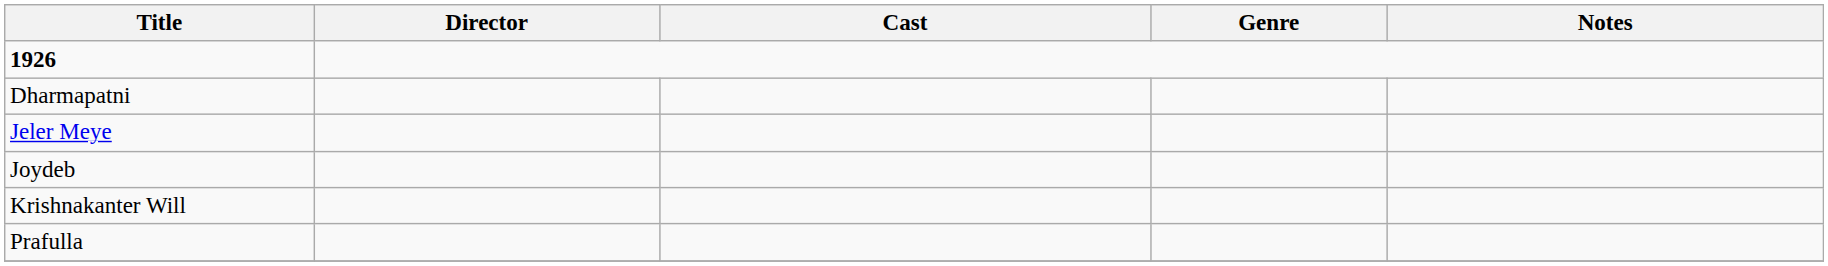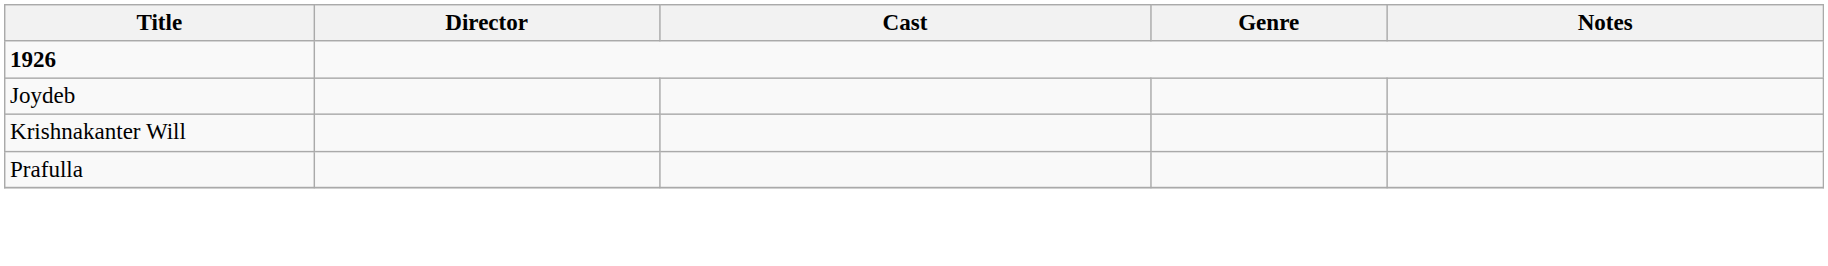- row: (70, 95)
- row: (61, 132)
